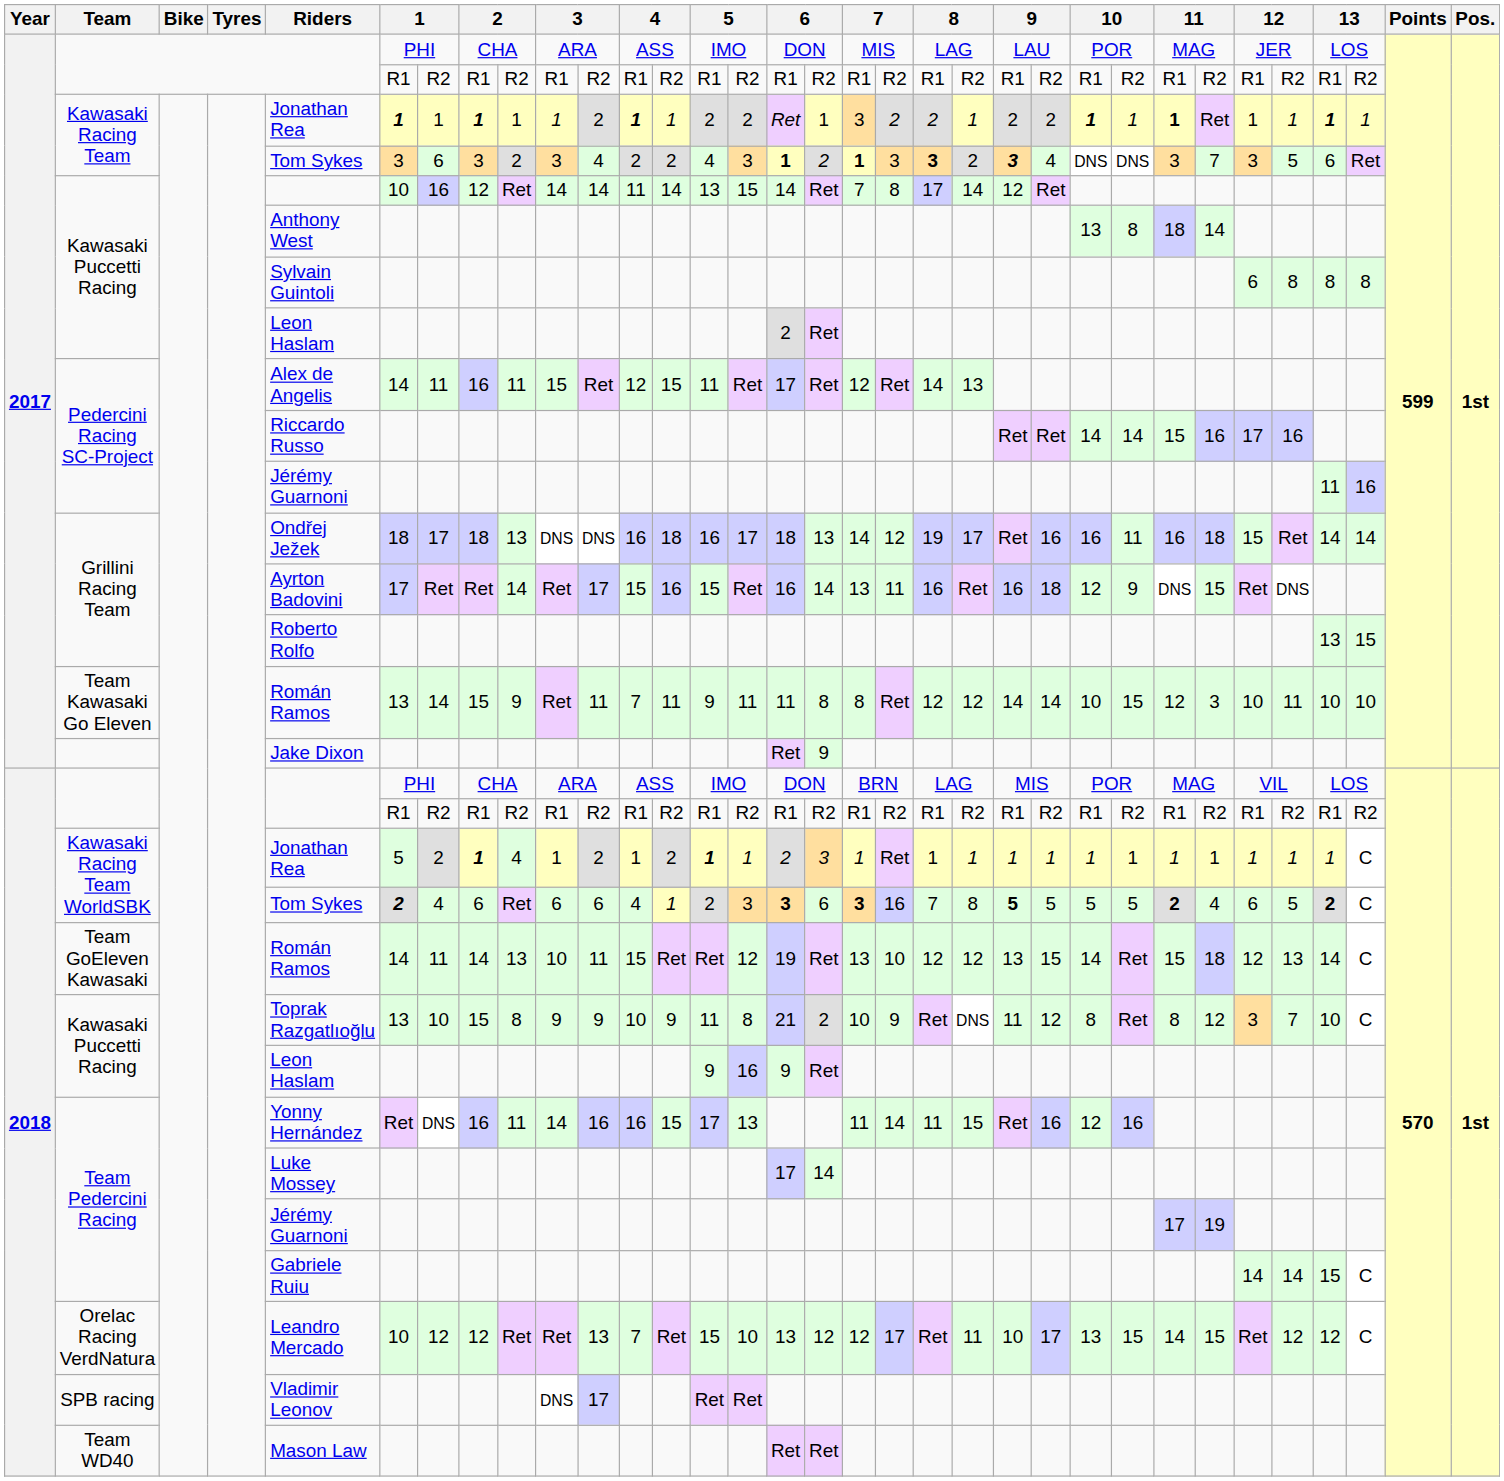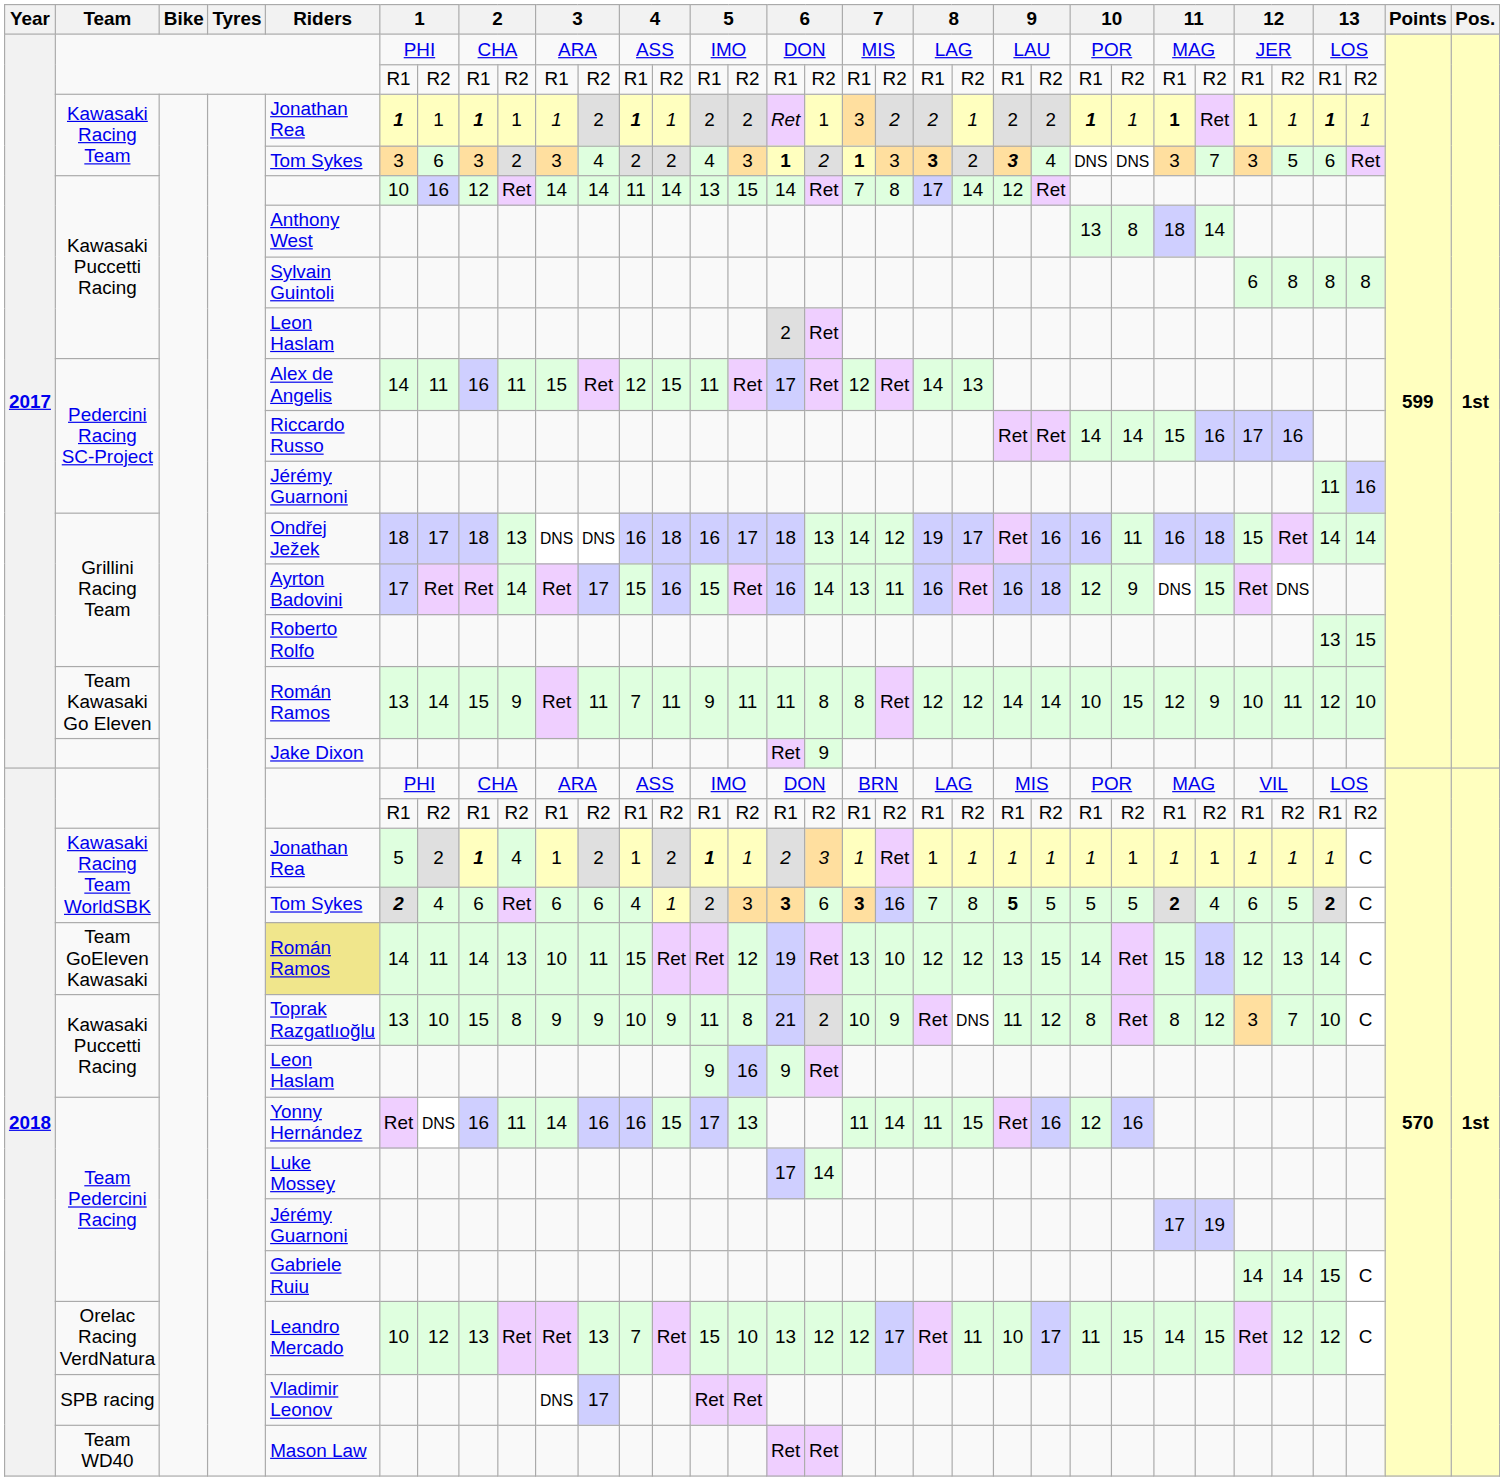(1215, 702) 3 -> (1215, 702) 9
(1330, 702) 10 -> (1330, 702) 12
(301, 958) no background -> (301, 958) khaki background
(478, 1337) 12 -> (478, 1337) 13
(1091, 1337) 13 -> (1091, 1337) 11
